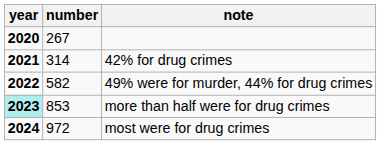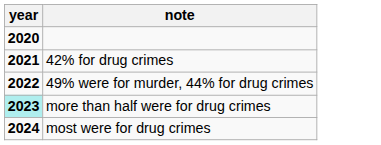- column: (72, 15)
